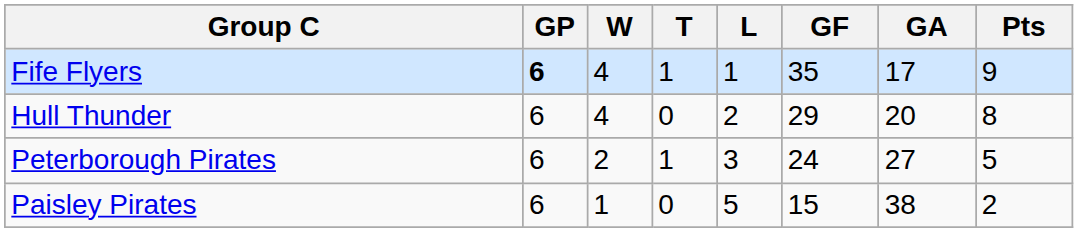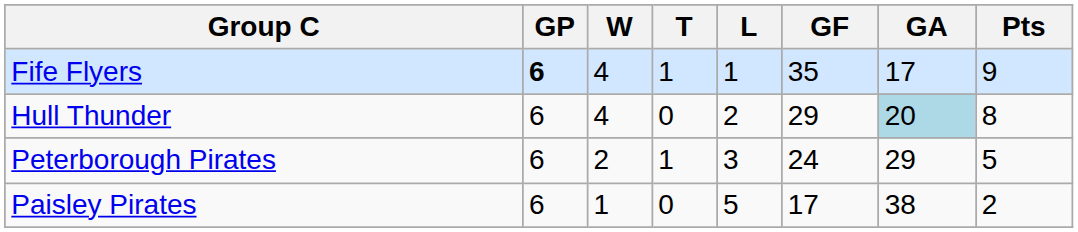(900, 115) no background -> (900, 115) lightblue background
(900, 159) 27 -> (900, 159) 29
(803, 204) 15 -> (803, 204) 17
